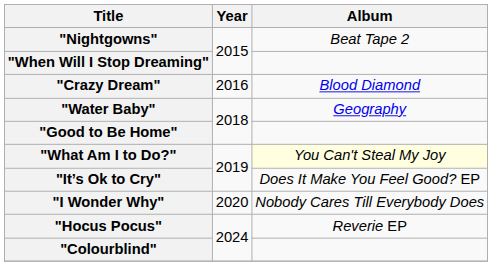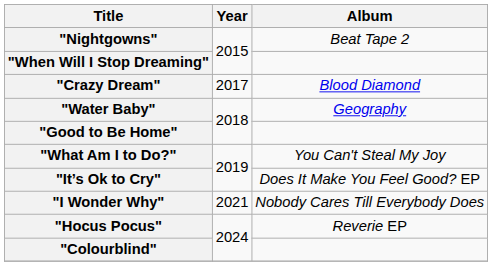(232, 86) 2016 -> (232, 86) 2017
(370, 156) lightyellow background -> (370, 156) no background
(232, 202) 2020 -> (232, 202) 2021
